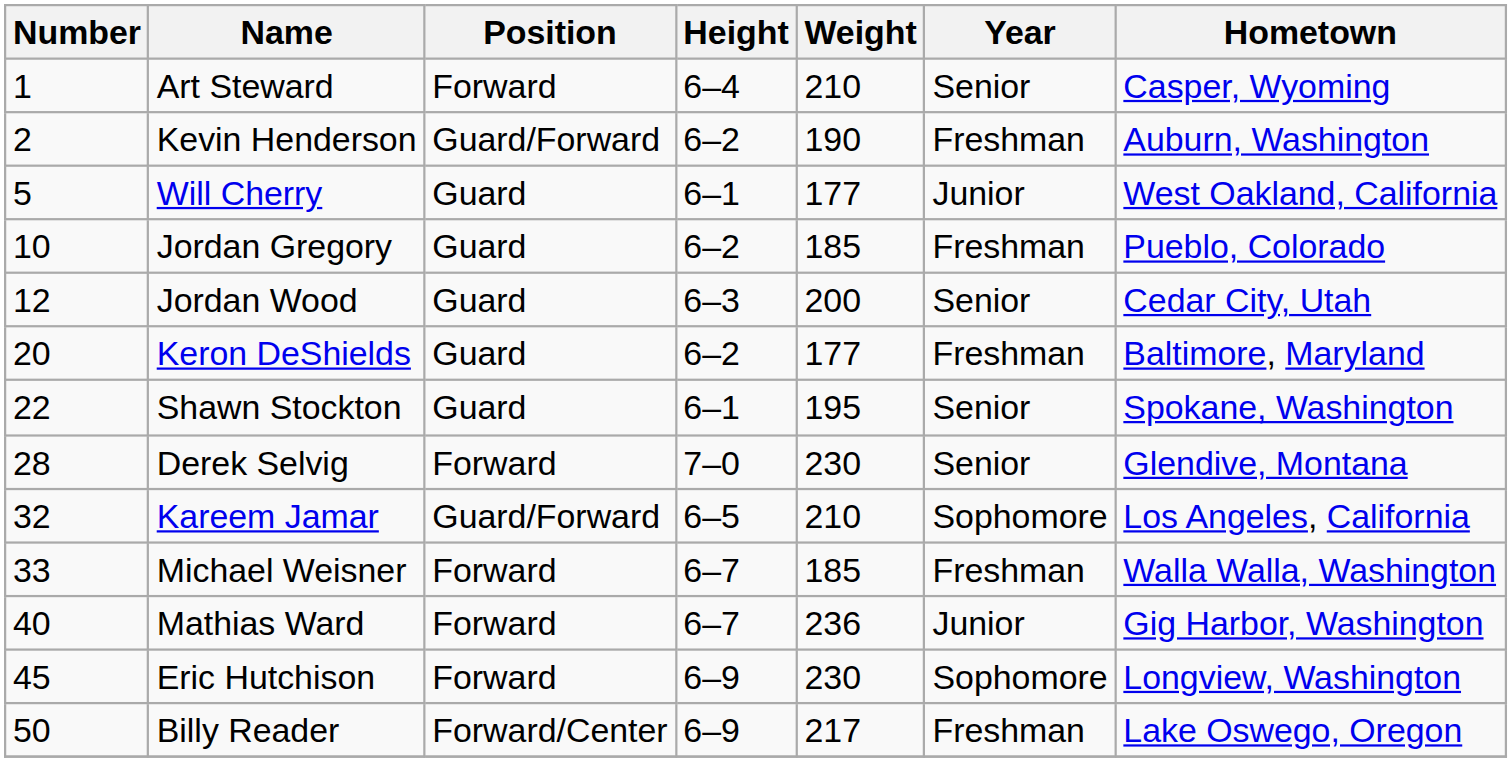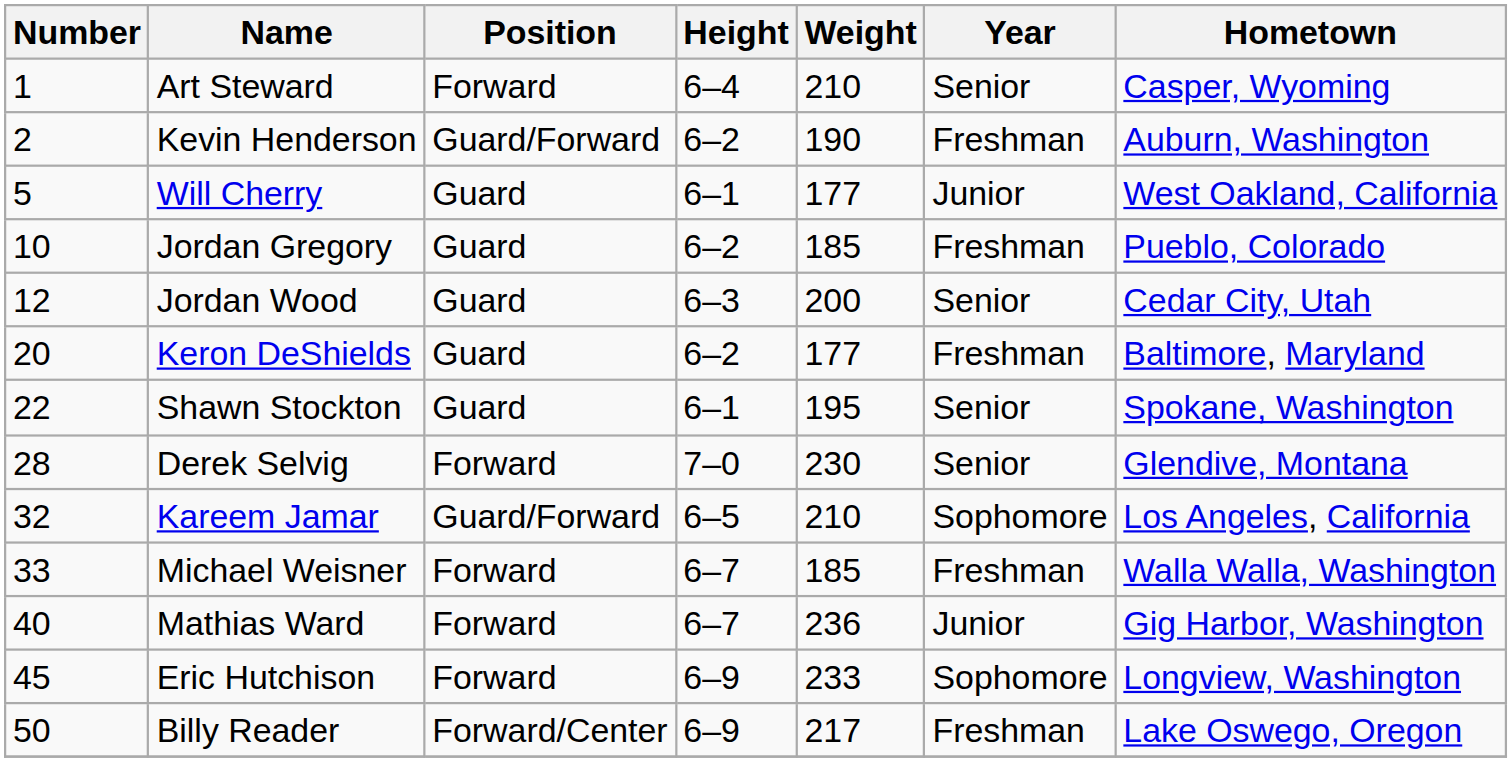(833, 676) 230 -> (833, 676) 233
